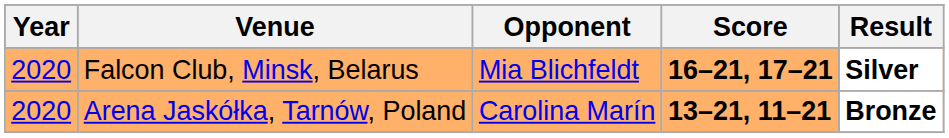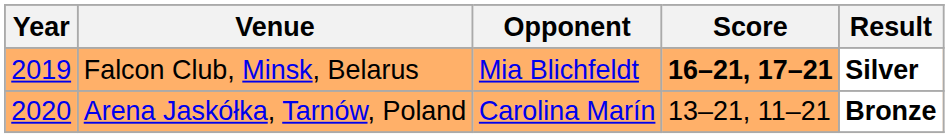(41, 69) 2020 -> (41, 69) 2019
(750, 112) bold -> (749, 112) normal
